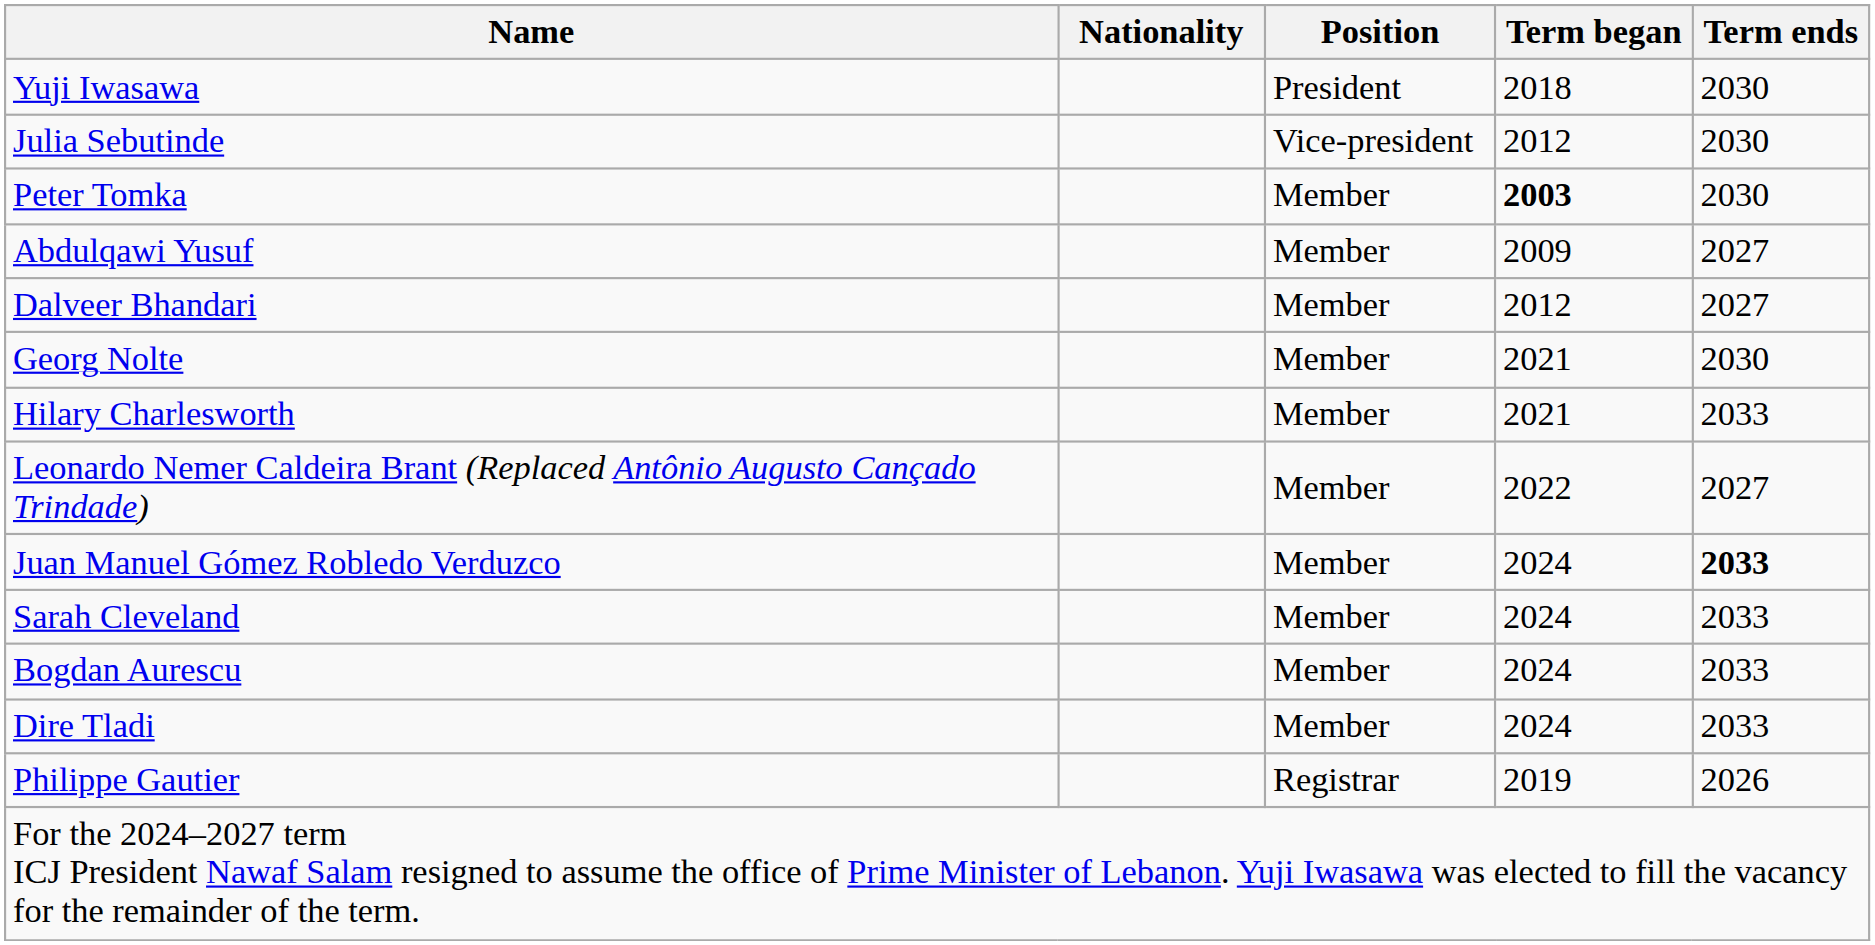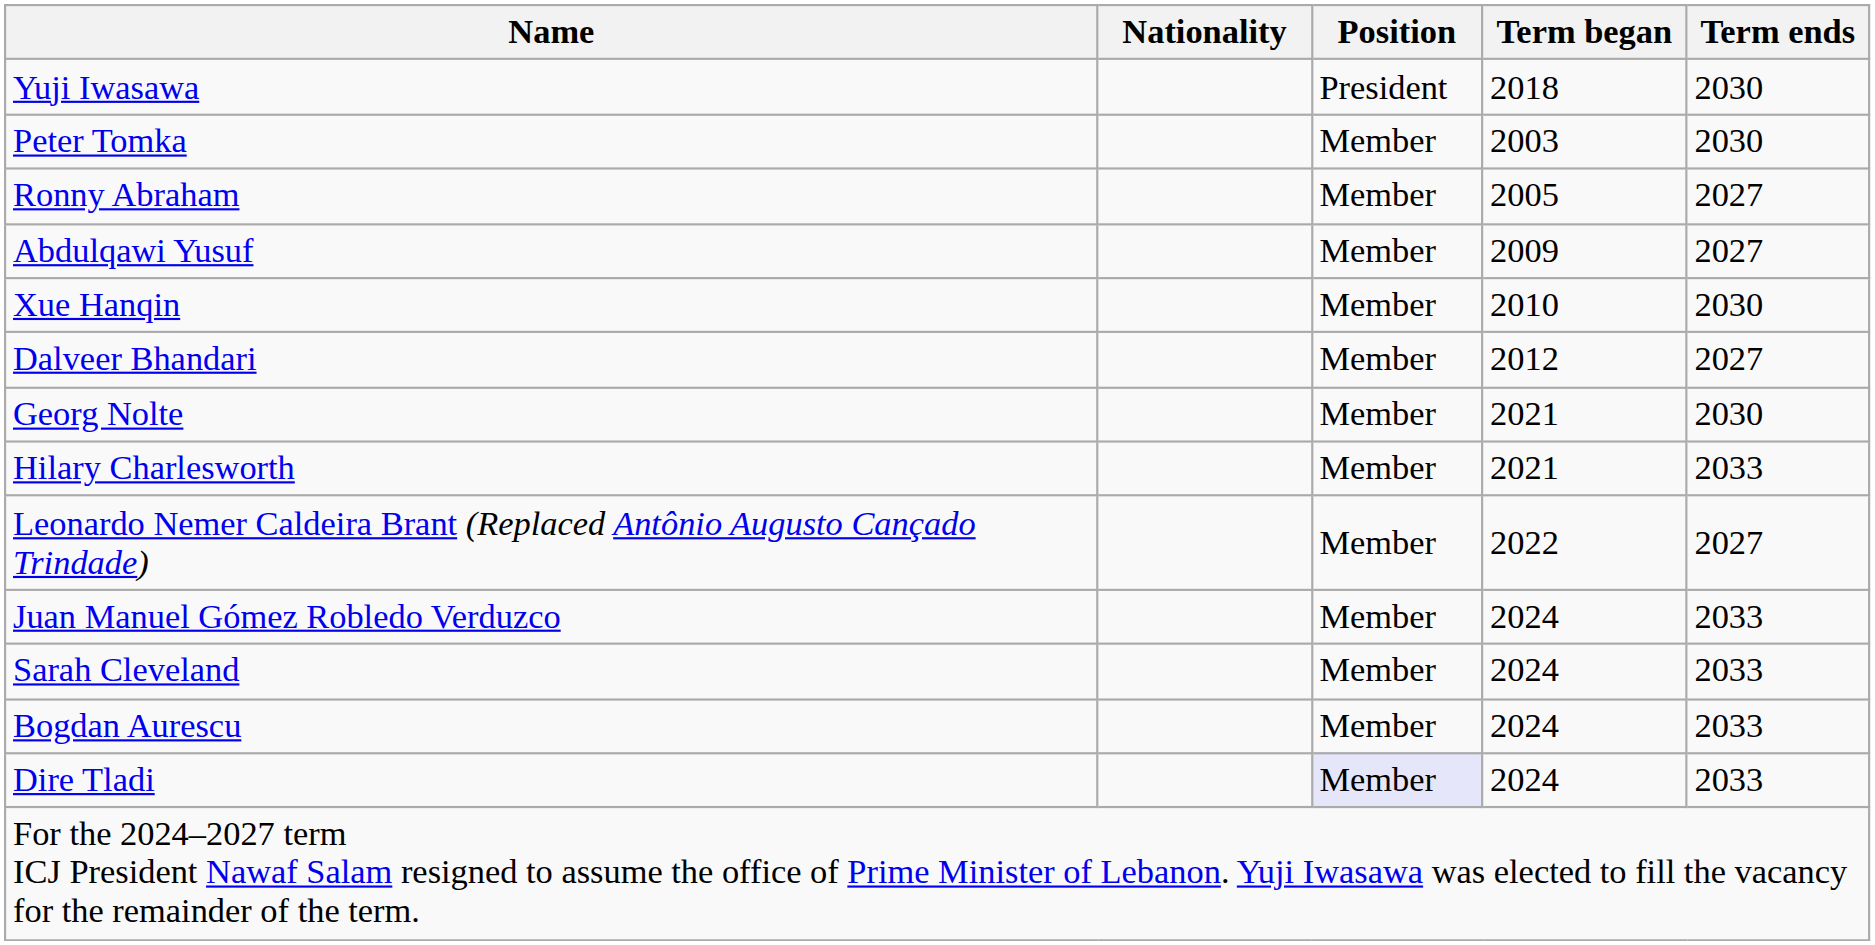- row: (119, 140)
(1537, 195) bold -> (1525, 140) normal
+ row: (126, 195)
+ row: (97, 304)
(1735, 561) bold -> (1729, 616) normal
(1331, 725) no background -> (1378, 779) lavender background
- row: (126, 779)
